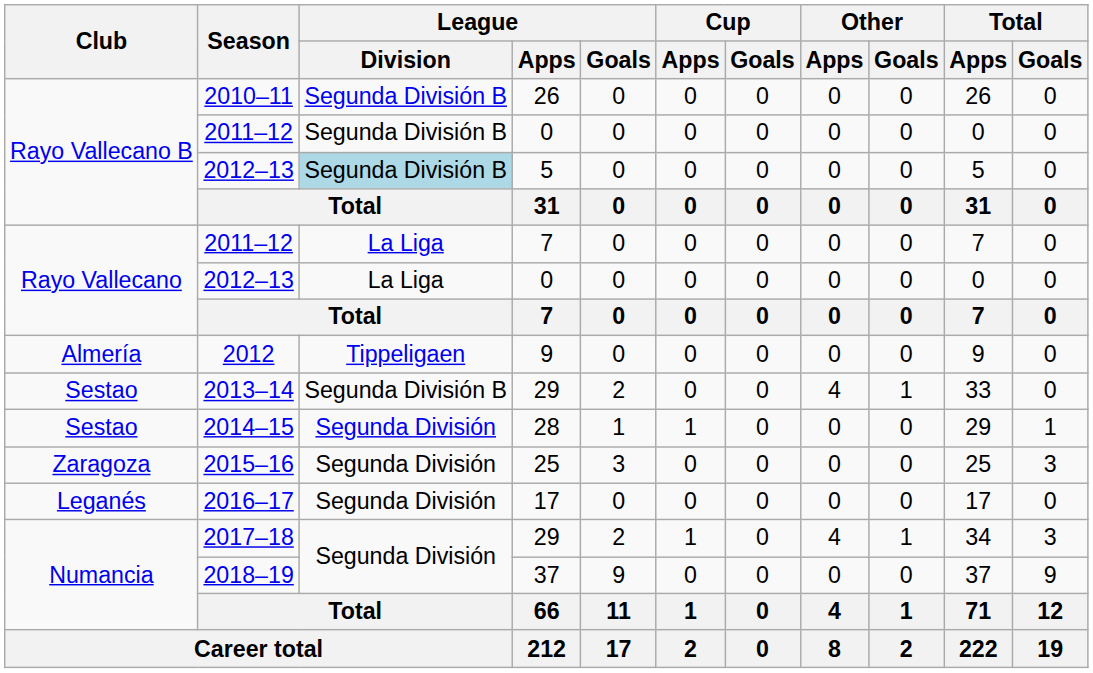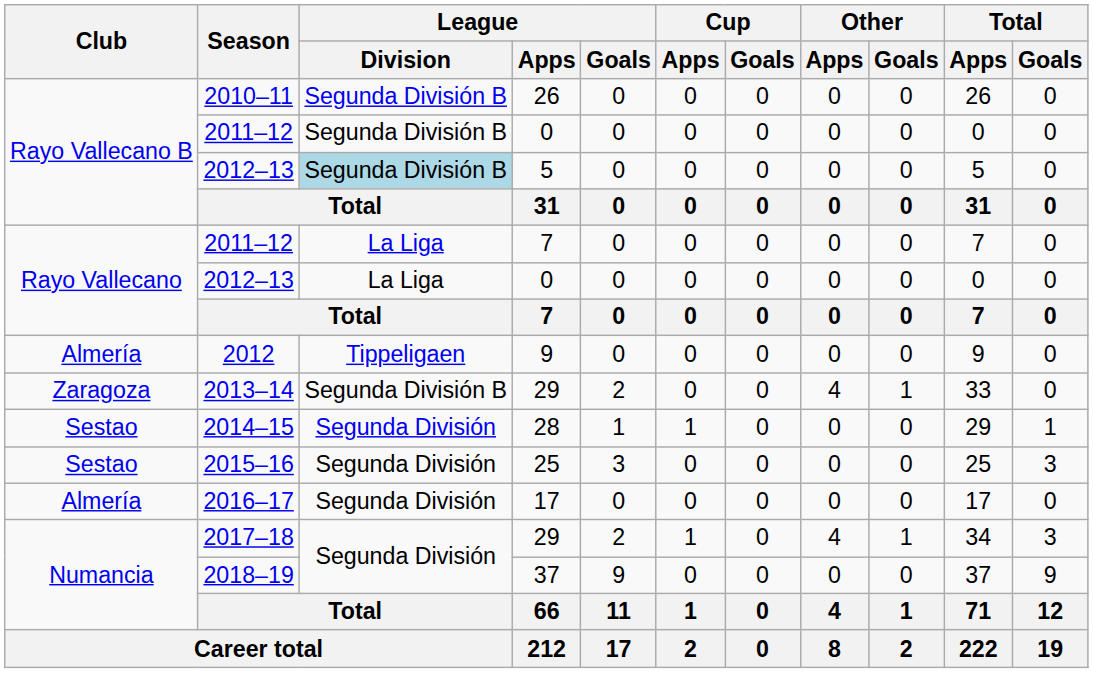(101, 390) Sestao -> (101, 390) Zaragoza
(101, 464) Zaragoza -> (101, 464) Sestao
(101, 501) Leganés -> (101, 501) Almería
